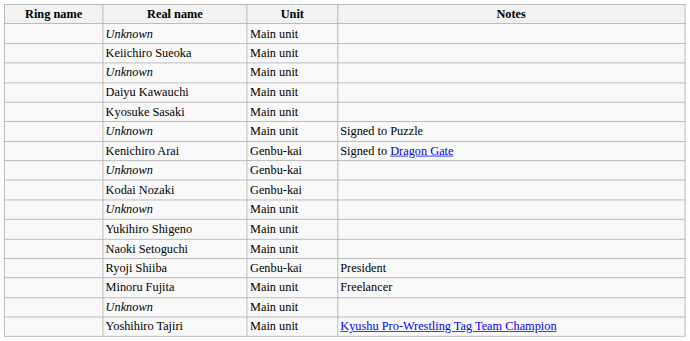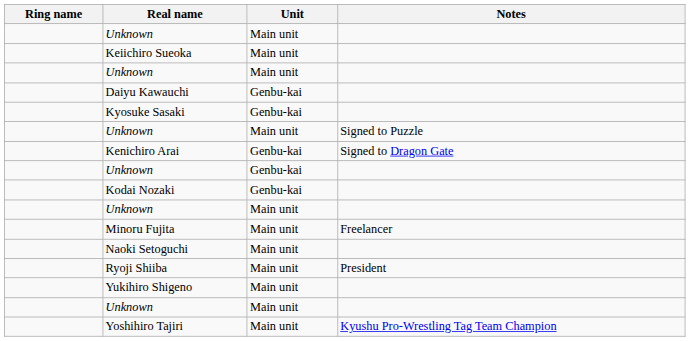(274, 92) Main unit -> (276, 92) Genbu-kai
(274, 111) Main unit -> (276, 111) Genbu-kai
rows swapped: (140, 287) <-> (149, 229)
(276, 268) Genbu-kai -> (274, 268) Main unit
